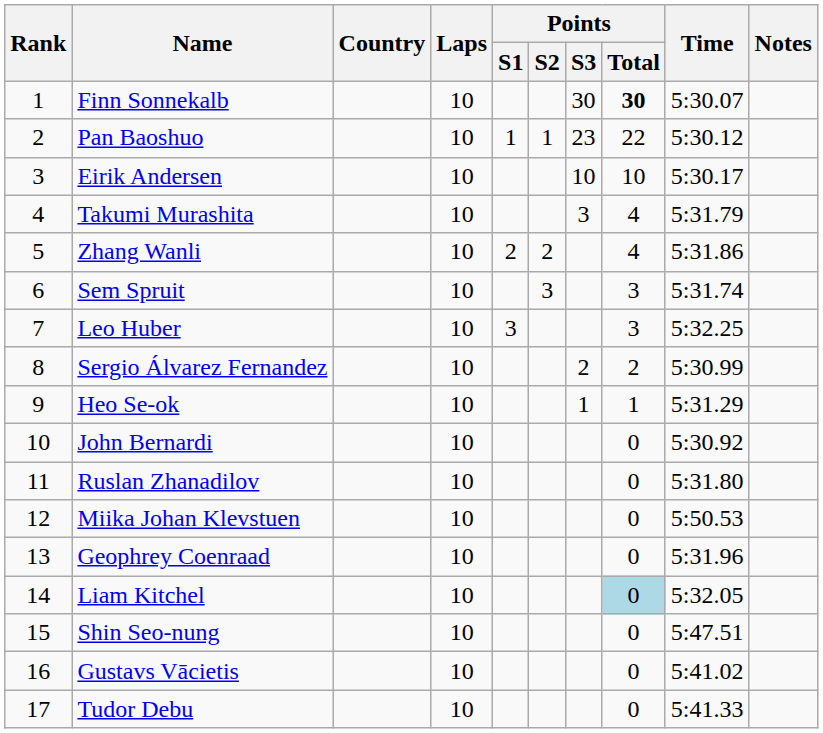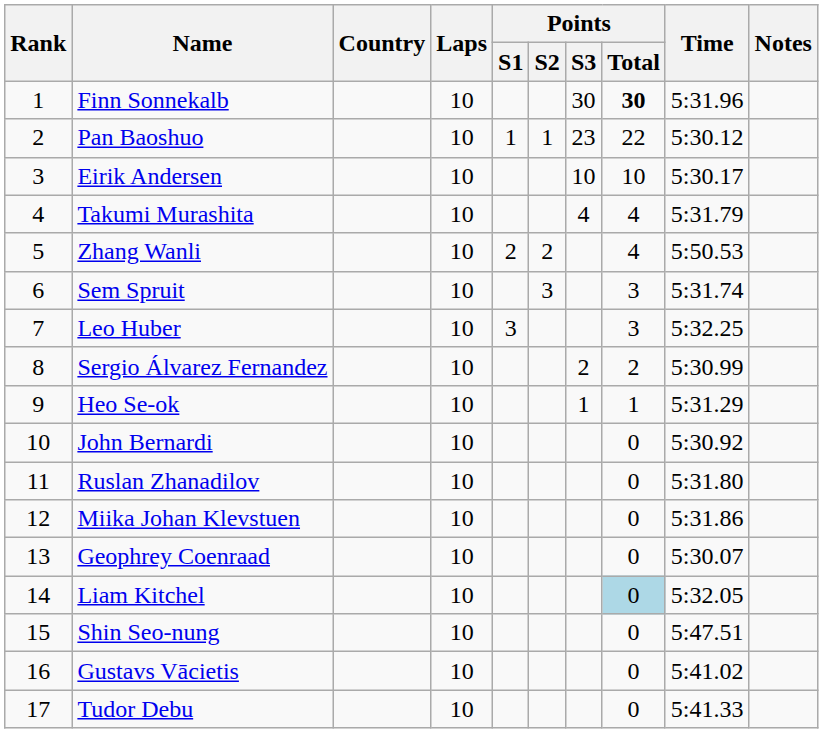(707, 99) 5:30.07 -> (707, 99) 5:31.96
(584, 213) 3 -> (584, 213) 4
(707, 251) 5:31.86 -> (707, 251) 5:50.53
(707, 518) 5:50.53 -> (707, 518) 5:31.86
(707, 556) 5:31.96 -> (707, 556) 5:30.07
